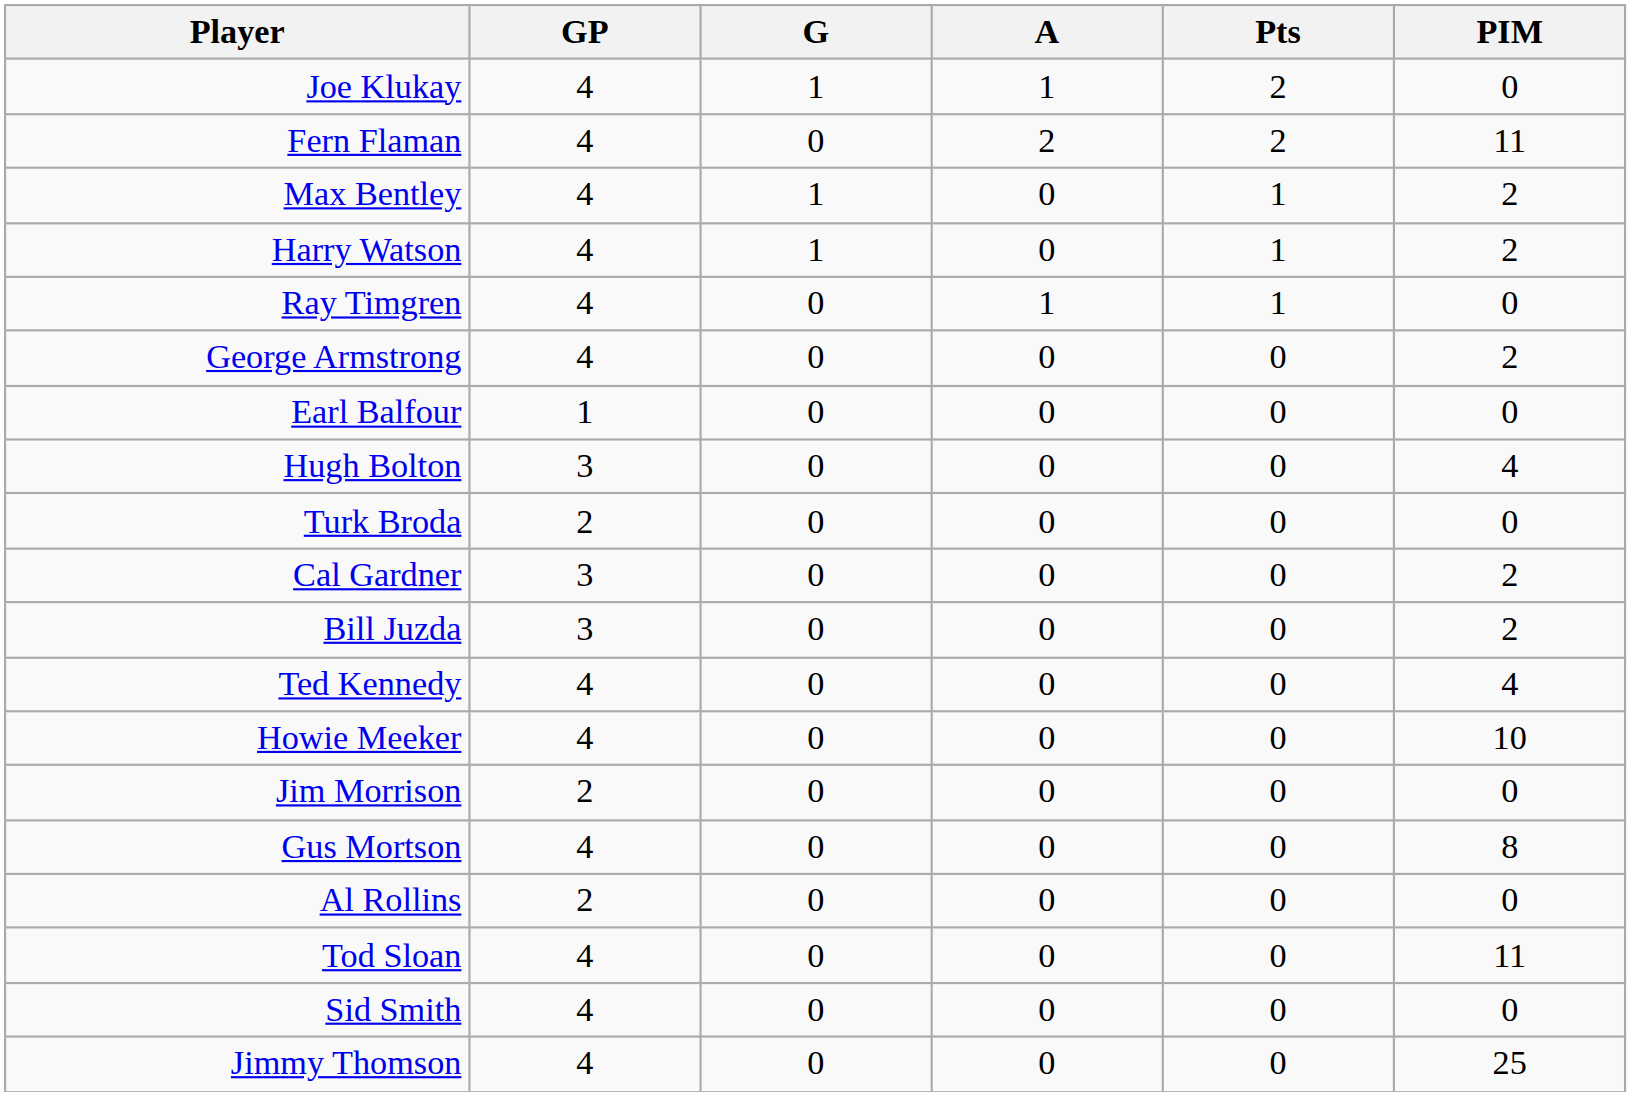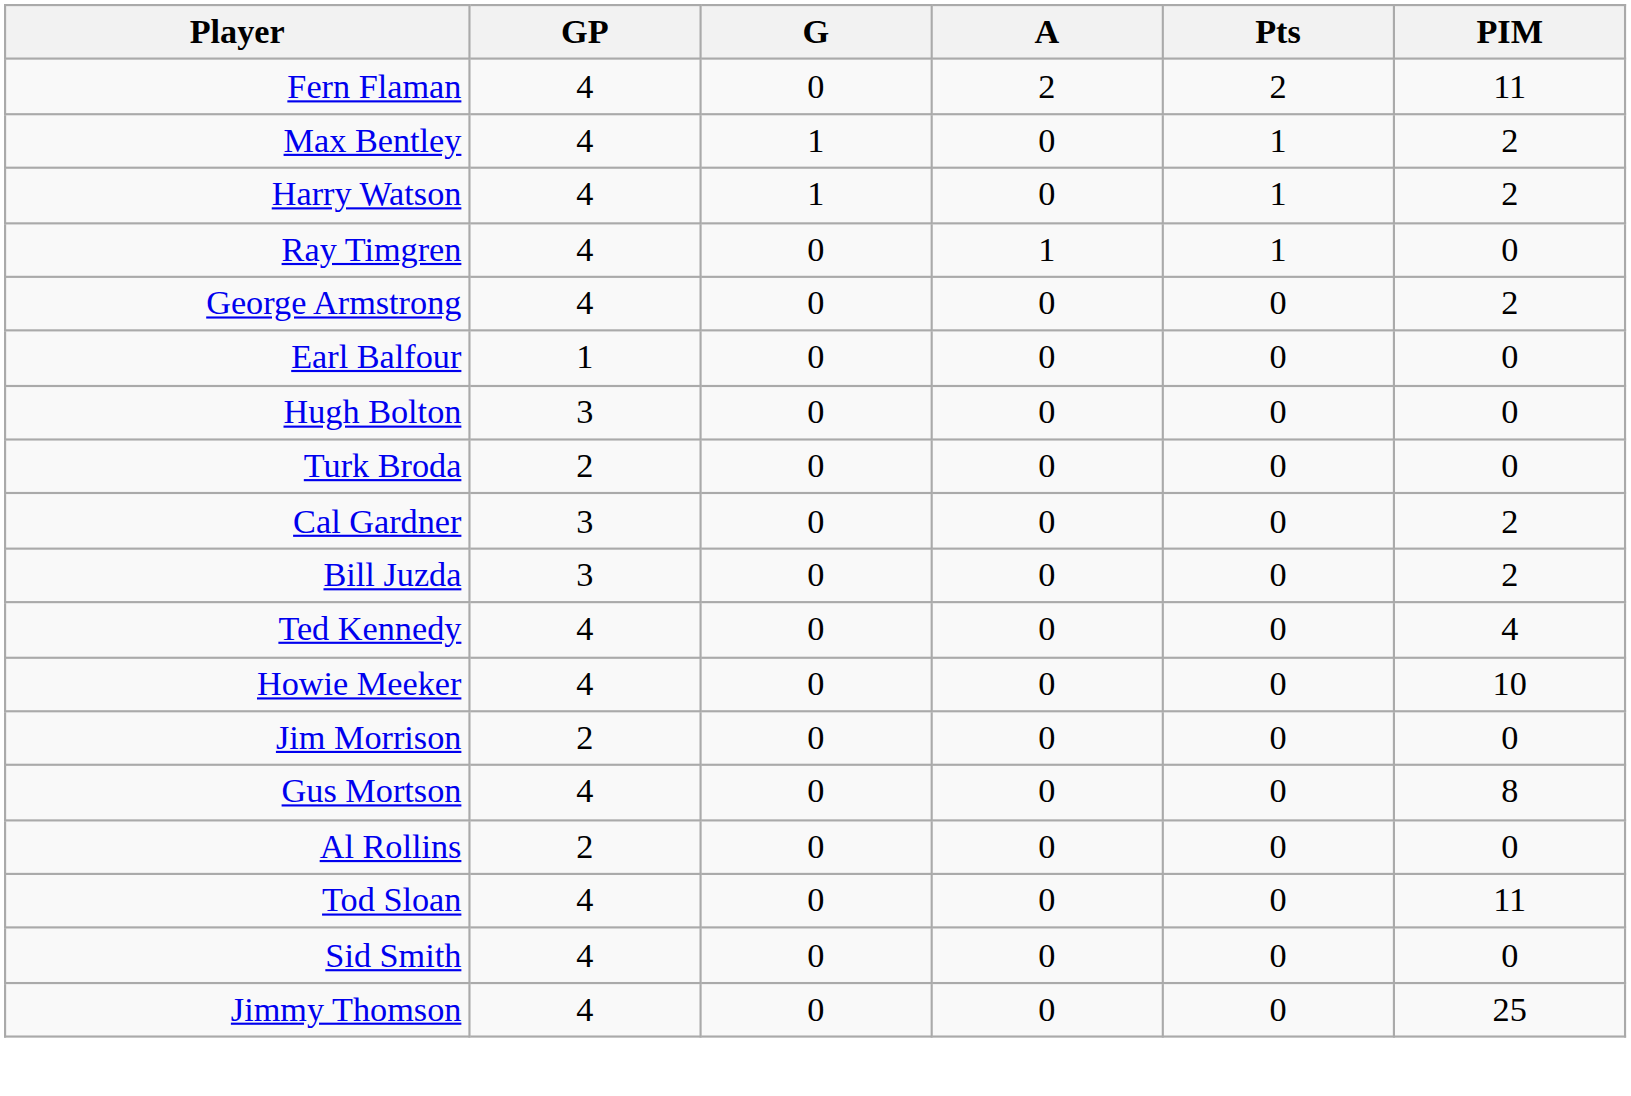- row: (384, 85)
(1510, 466) 4 -> (1510, 411) 0
